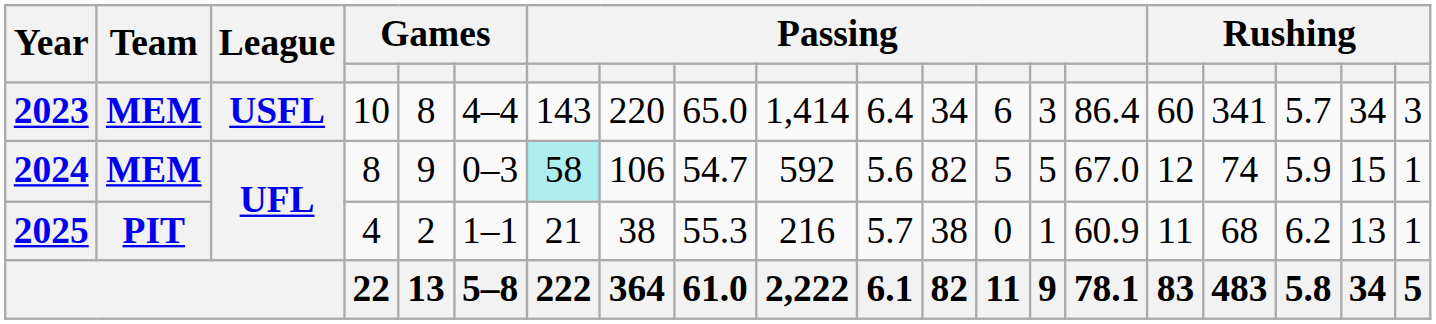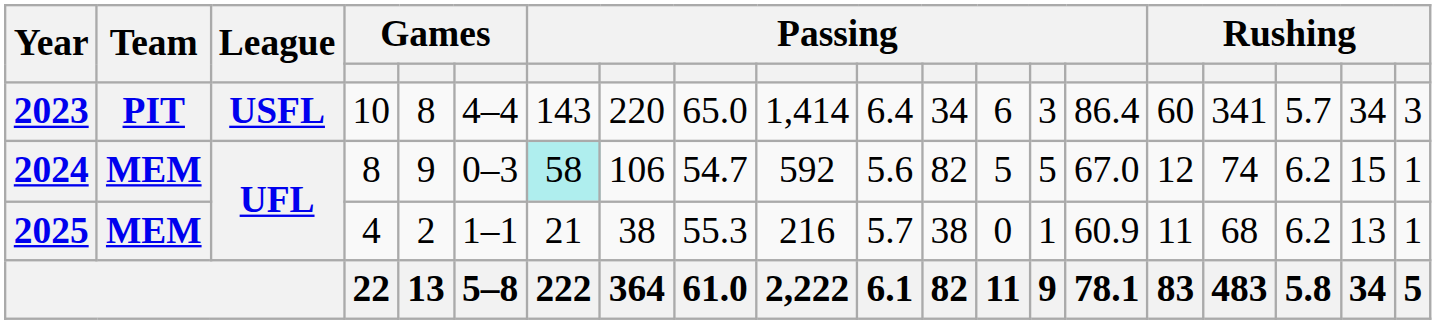(154, 110) MEM -> (154, 110) PIT
(1308, 170) 5.9 -> (1308, 170) 6.2
(154, 229) PIT -> (154, 229) MEM
